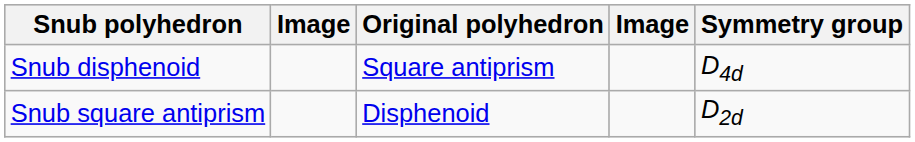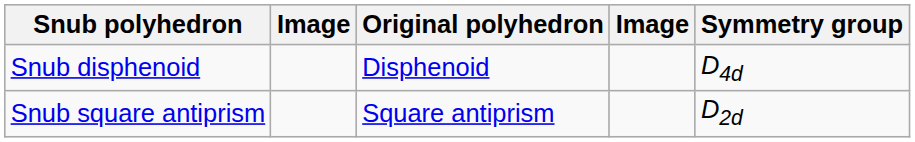(458, 67) Square antiprism -> (426, 67) Disphenoid
(426, 112) Disphenoid -> (458, 112) Square antiprism
